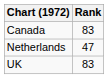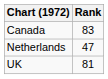(88, 64) 83 -> (88, 64) 81
